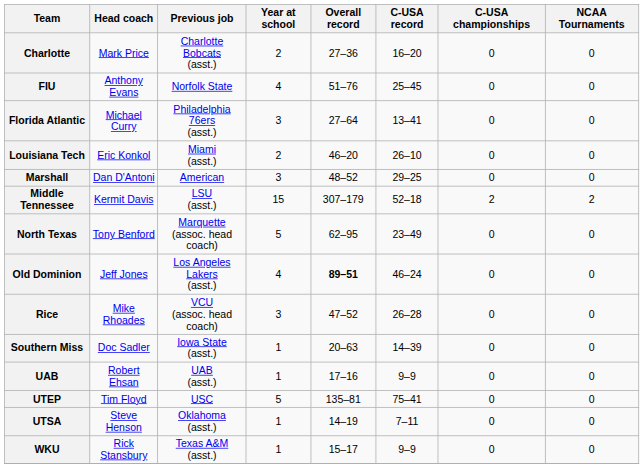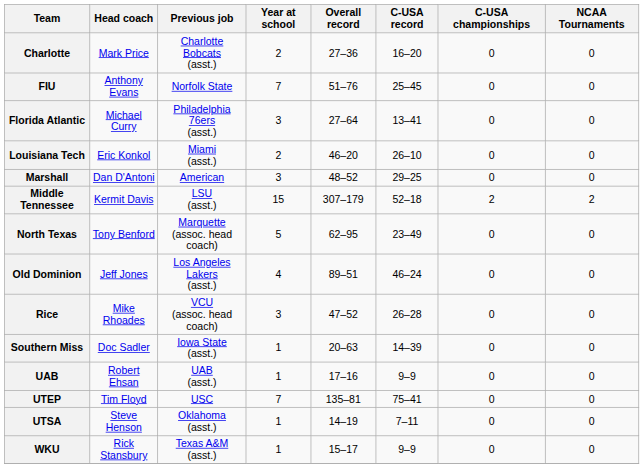(278, 87) 4 -> (278, 87) 7
(343, 274) bold -> (343, 274) normal
(278, 399) 5 -> (278, 399) 7
